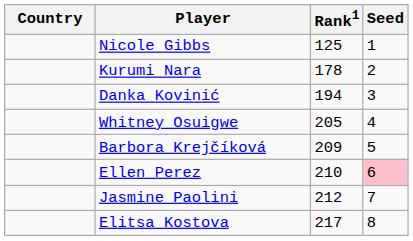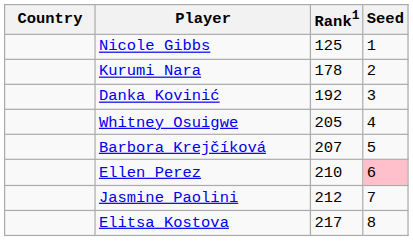(328, 97) 194 -> (328, 97) 192
(328, 147) 209 -> (328, 147) 207
